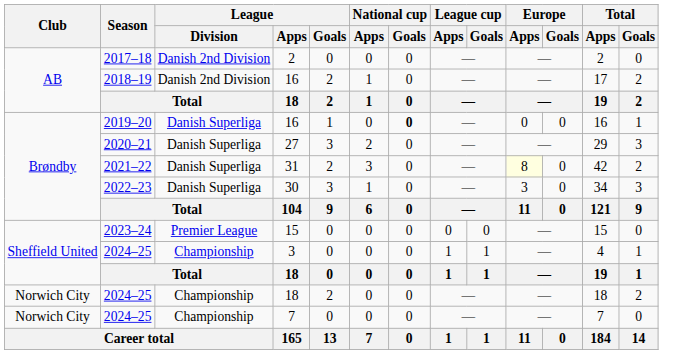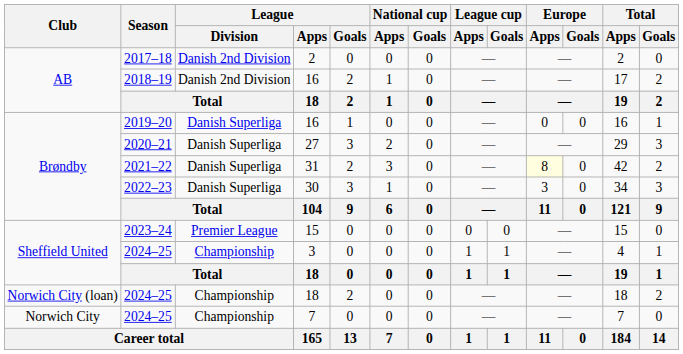(409, 123) bold -> (429, 123) normal
(53, 295) Norwich City -> (63, 295) Norwich City (loan)
